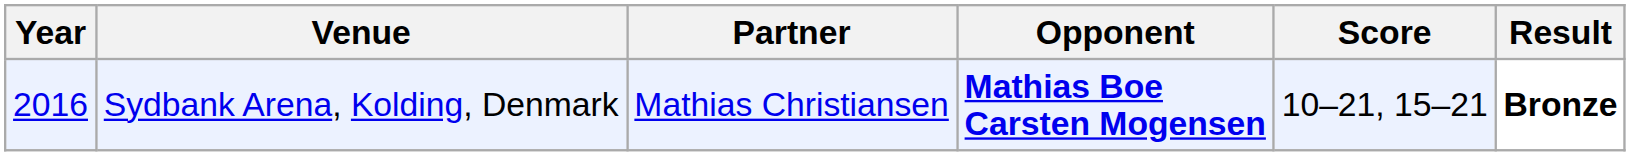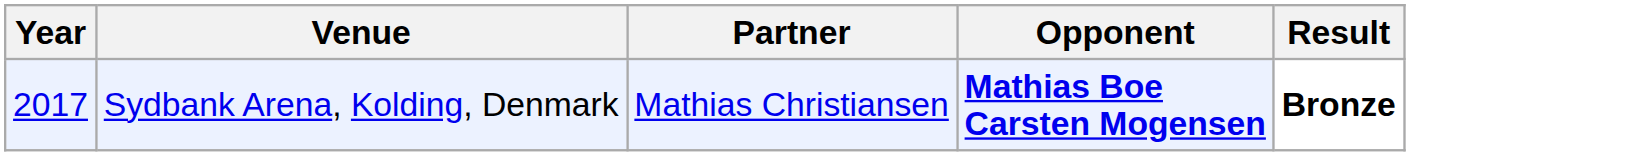- column: (1385, 32)
(51, 104) 2016 -> (51, 104) 2017
